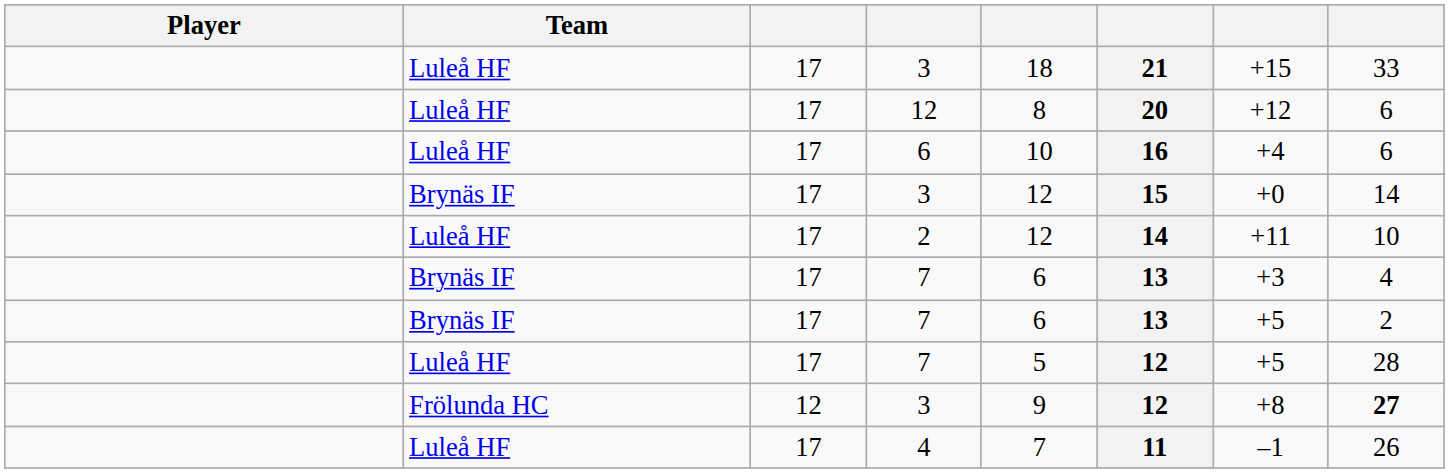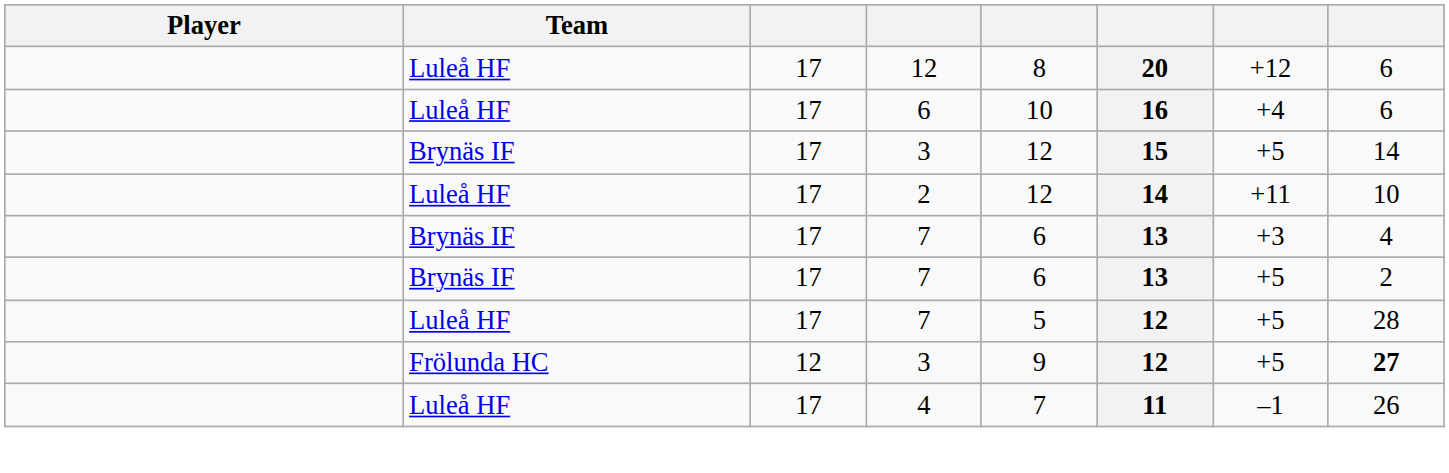- row: (460, 67)
(1271, 194) +0 -> (1271, 151) +5
(1271, 404) +8 -> (1271, 362) +5
